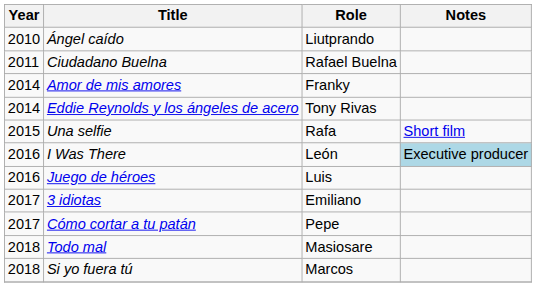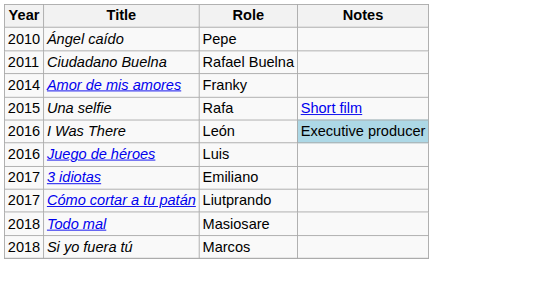(340, 39) Liutprando -> (220, 39) Pepe
- row: (173, 108)
(322, 223) Pepe -> (237, 200) Liutprando
